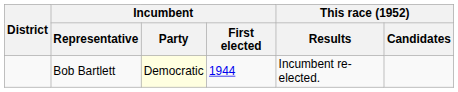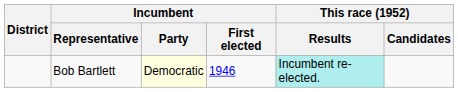(222, 71) 1944 -> (222, 71) 1946
(315, 71) no background -> (315, 71) paleturquoise background
